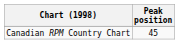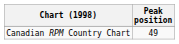(153, 33) 45 -> (153, 33) 49
